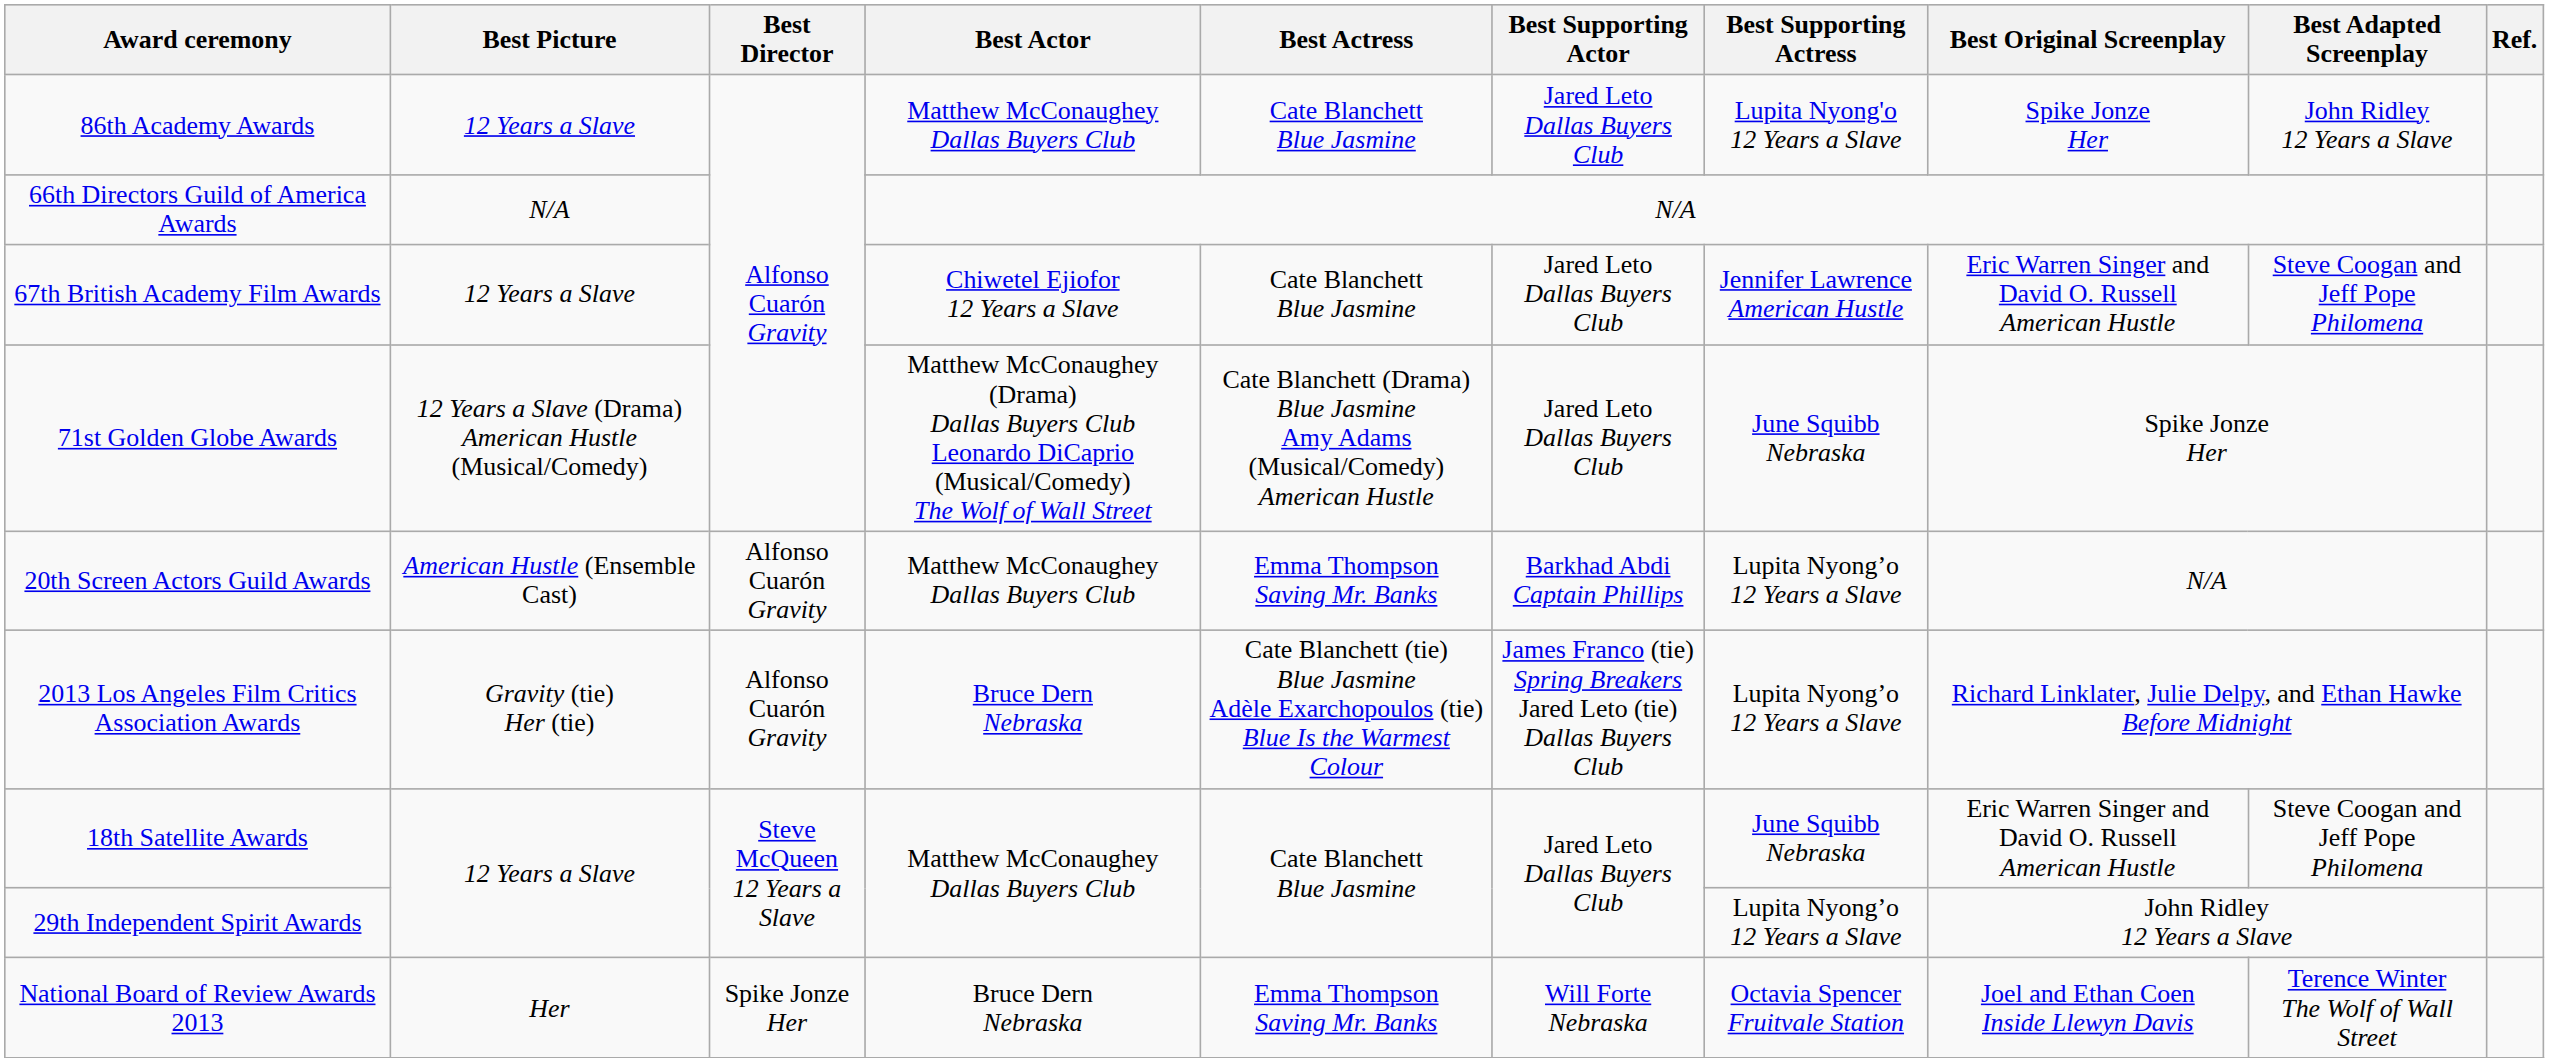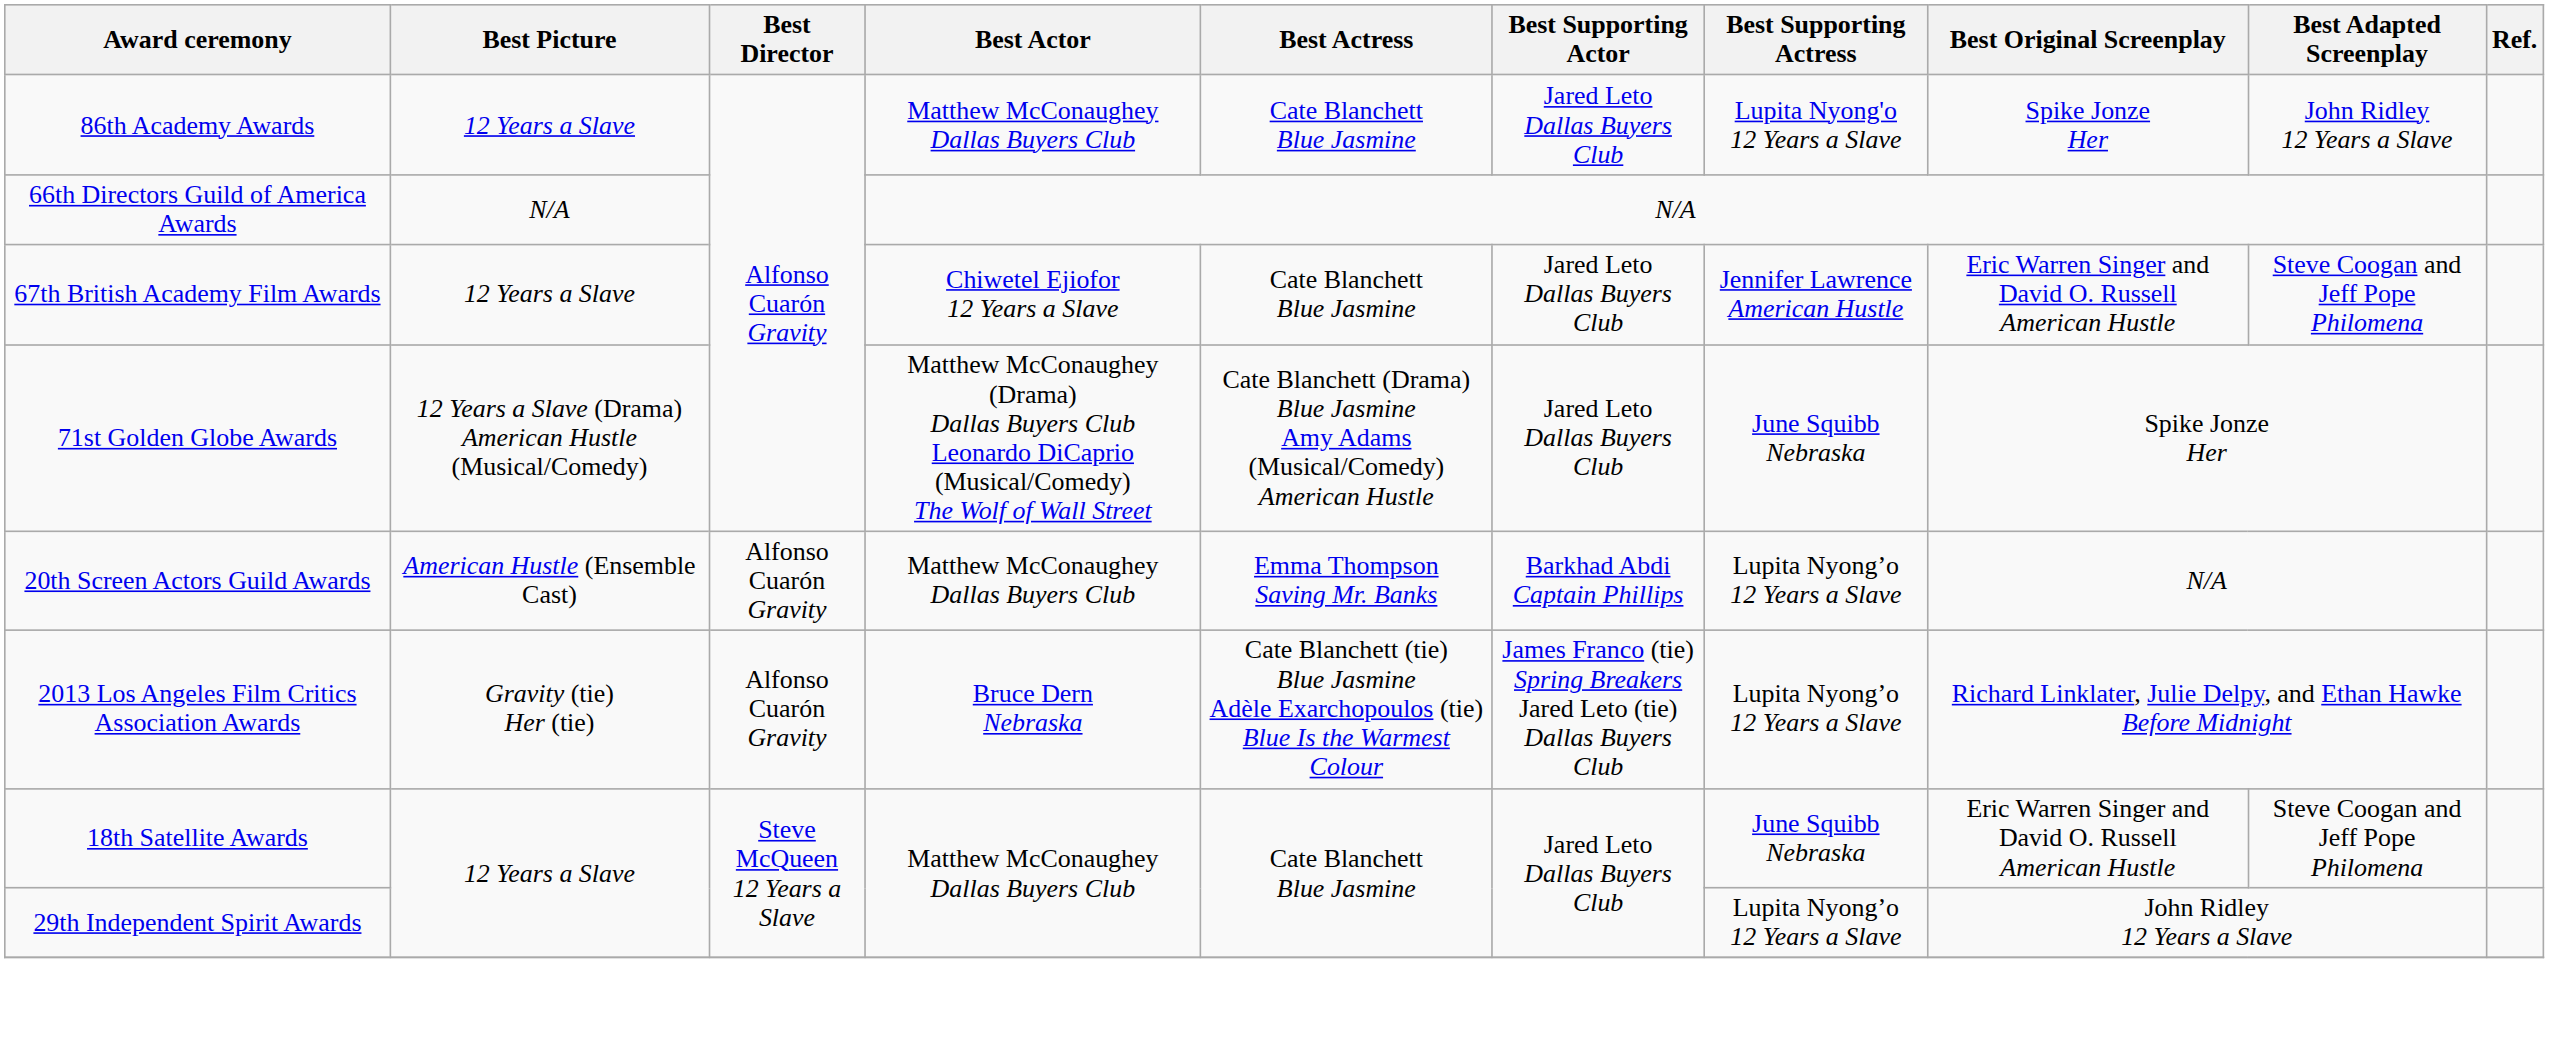- row: (197, 1007)
